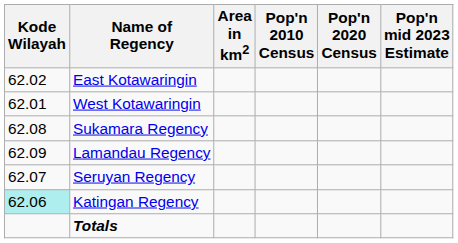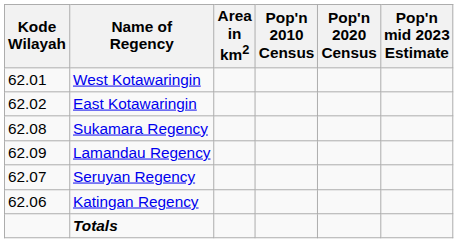rows swapped: (137, 104) <-> (135, 79)
(27, 201) paleturquoise background -> (27, 201) no background
